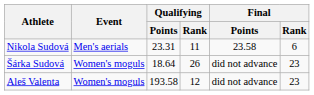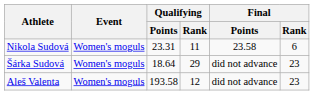(101, 47) Men's aerials -> (109, 47) Women's moguls
(195, 64) 26 -> (195, 64) 29
